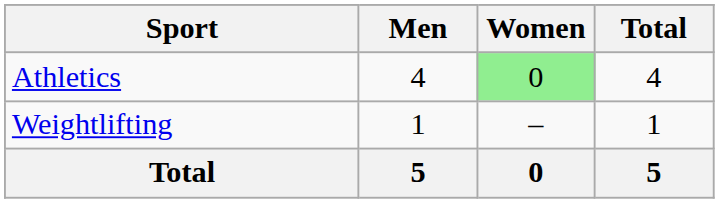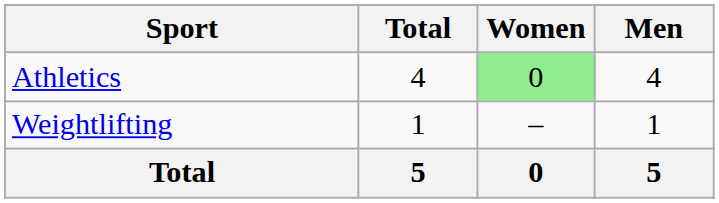columns swapped: (418, 28) <-> (654, 28)
